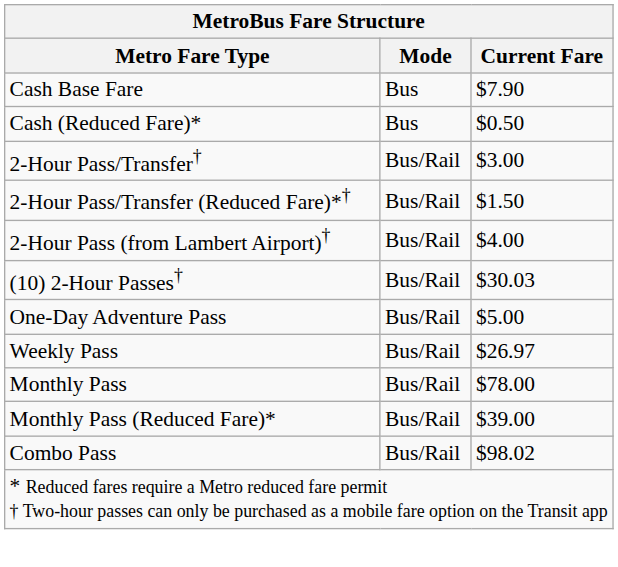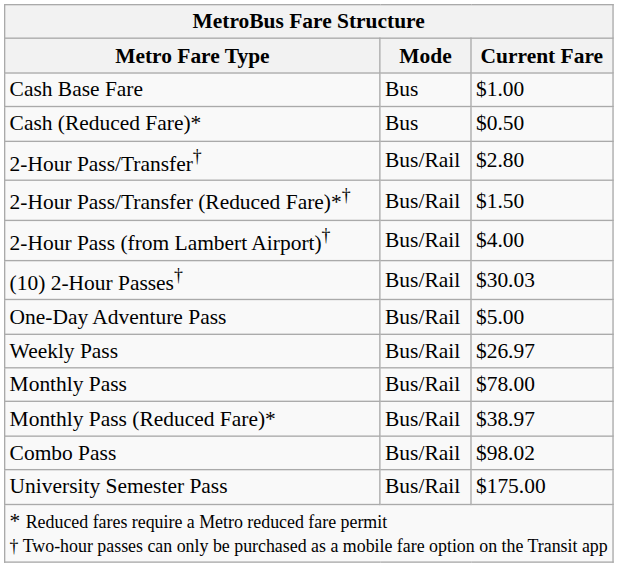(500, 89) $7.90 -> (500, 89) $1.00
(500, 160) $3.00 -> (500, 160) $2.80
(505, 418) $39.00 -> (505, 418) $38.97
+ row: (119, 486)
